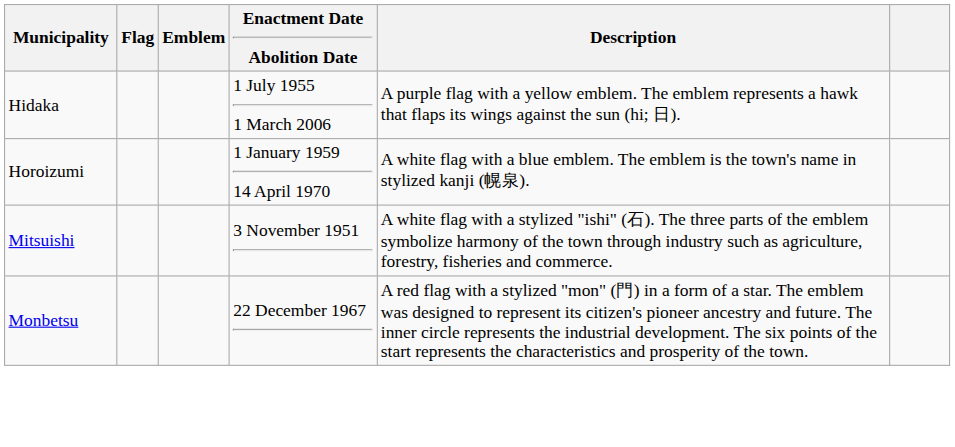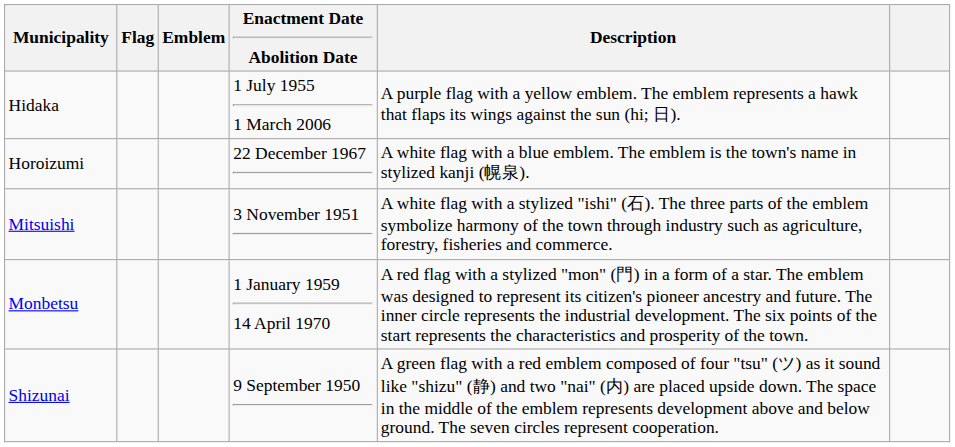(303, 171) 1 January 1959 14 April 1970 -> (303, 159) 22 December 1967
(303, 316) 22 December 1967 -> (303, 303) 1 January 1959 14 April 1970
+ row: (39, 395)
